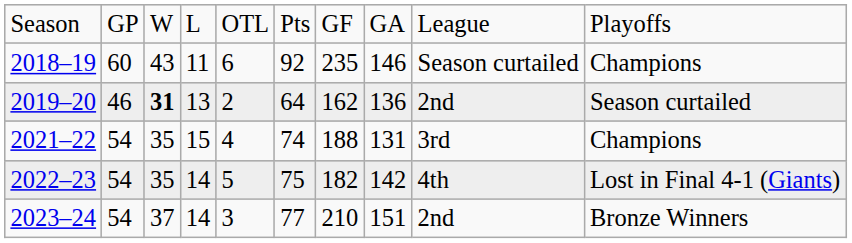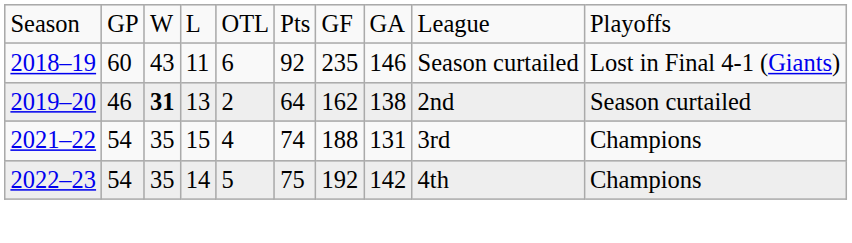(646, 62) Champions -> (715, 62) Lost in Final 4-1 (Giants)
(388, 101) 136 -> (388, 101) 138
(340, 179) 182 -> (340, 179) 192
(715, 179) Lost in Final 4-1 (Giants) -> (646, 179) Champions
- row: (53, 218)
